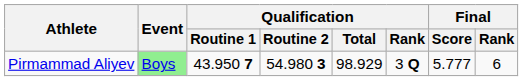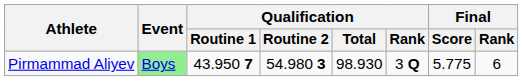(359, 64) 98.929 -> (359, 64) 98.930
(452, 64) 5.777 -> (452, 64) 5.775
